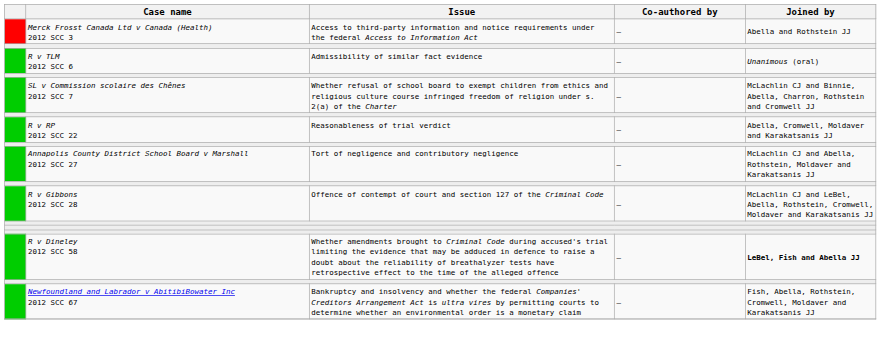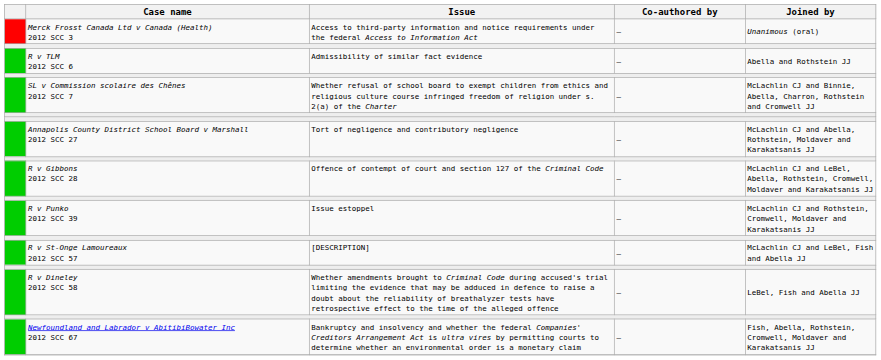(799, 32) Abella and Rothstein JJ -> (783, 32) Unanimous (oral)
(783, 61) Unanimous (oral) -> (799, 61) Abella and Rothstein JJ
- row: (53, 130)
+ row: (53, 214)
+ row: (77, 253)
(803, 257) bold -> (803, 293) normal
